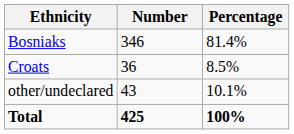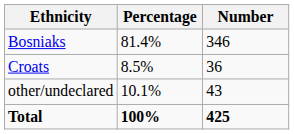columns swapped: (160, 16) <-> (246, 16)
